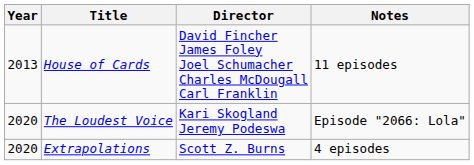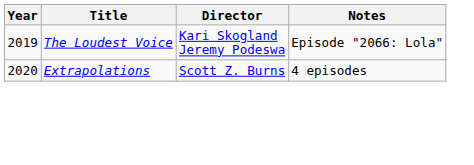- row: (97, 64)
(23, 121) 2020 -> (23, 43) 2019
